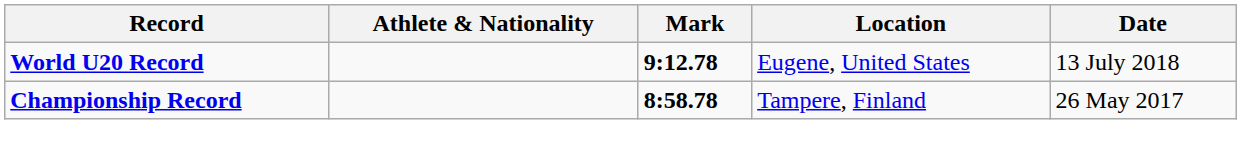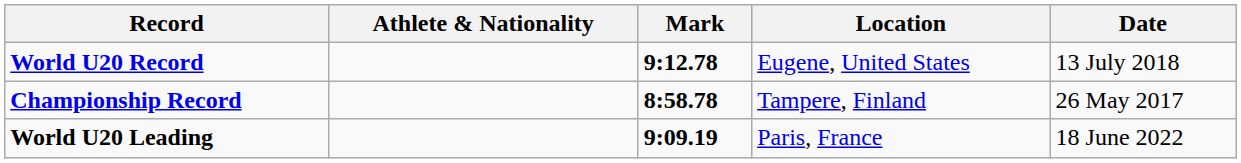+ row: (112, 137)
